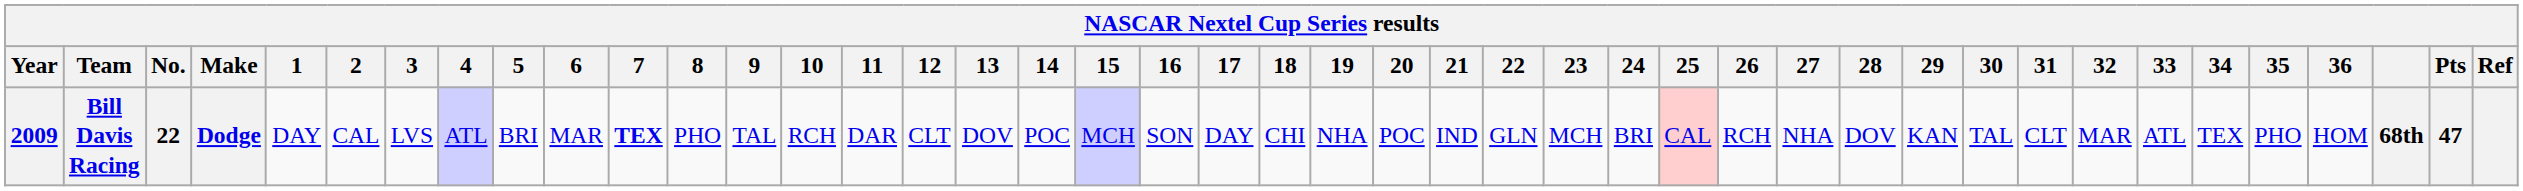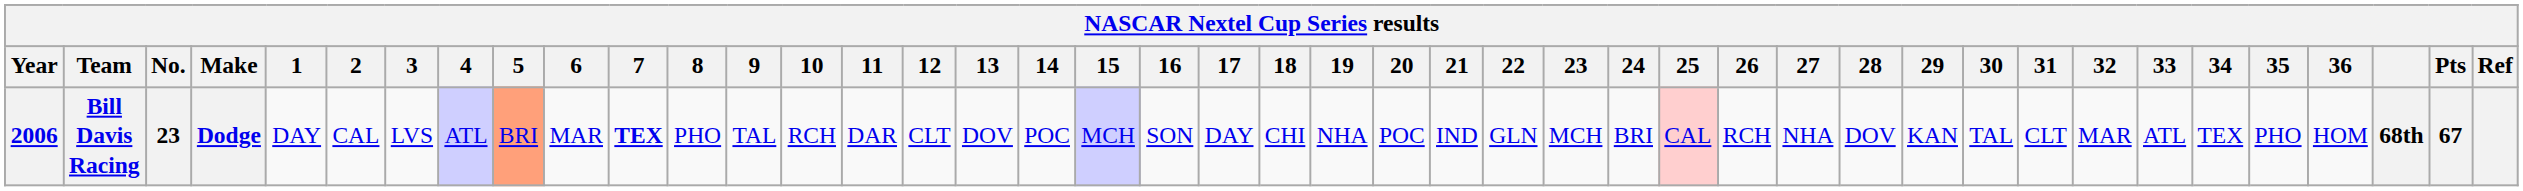(34, 135) 2009 -> (34, 135) 2006
(168, 135) 22 -> (168, 135) 23
(518, 135) no background -> (518, 135) lightsalmon background
(2451, 135) 47 -> (2451, 135) 67
